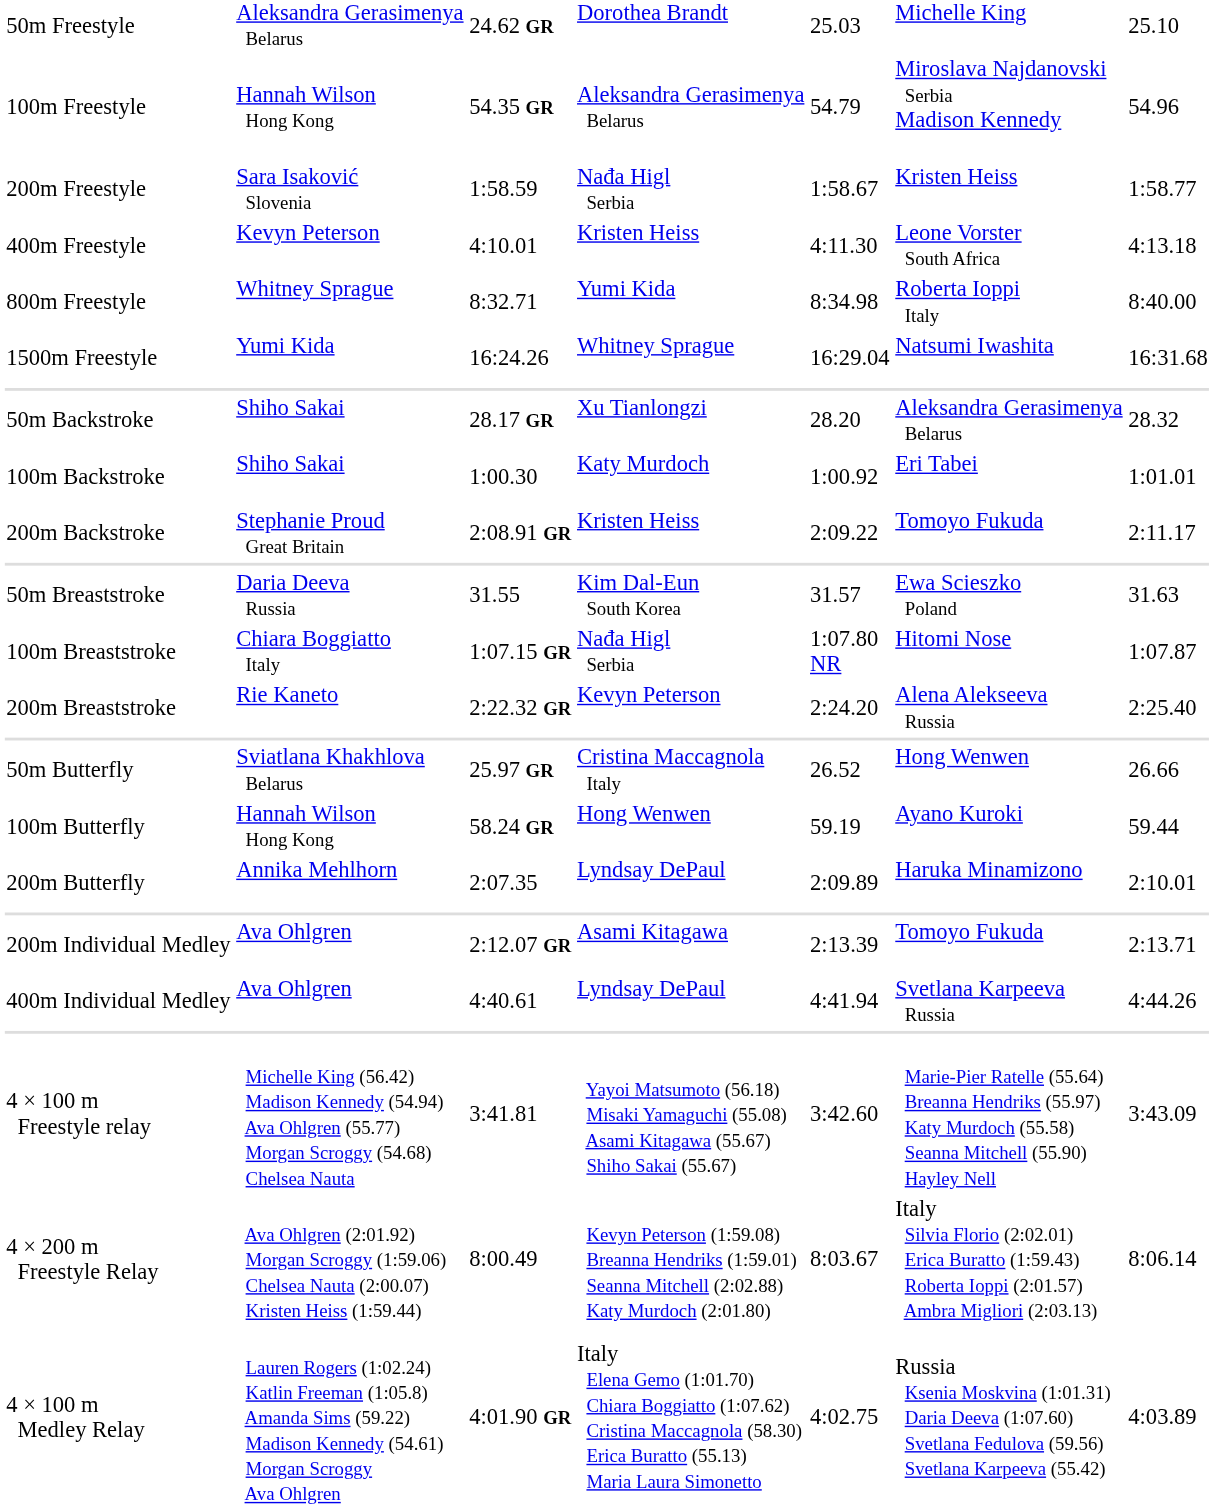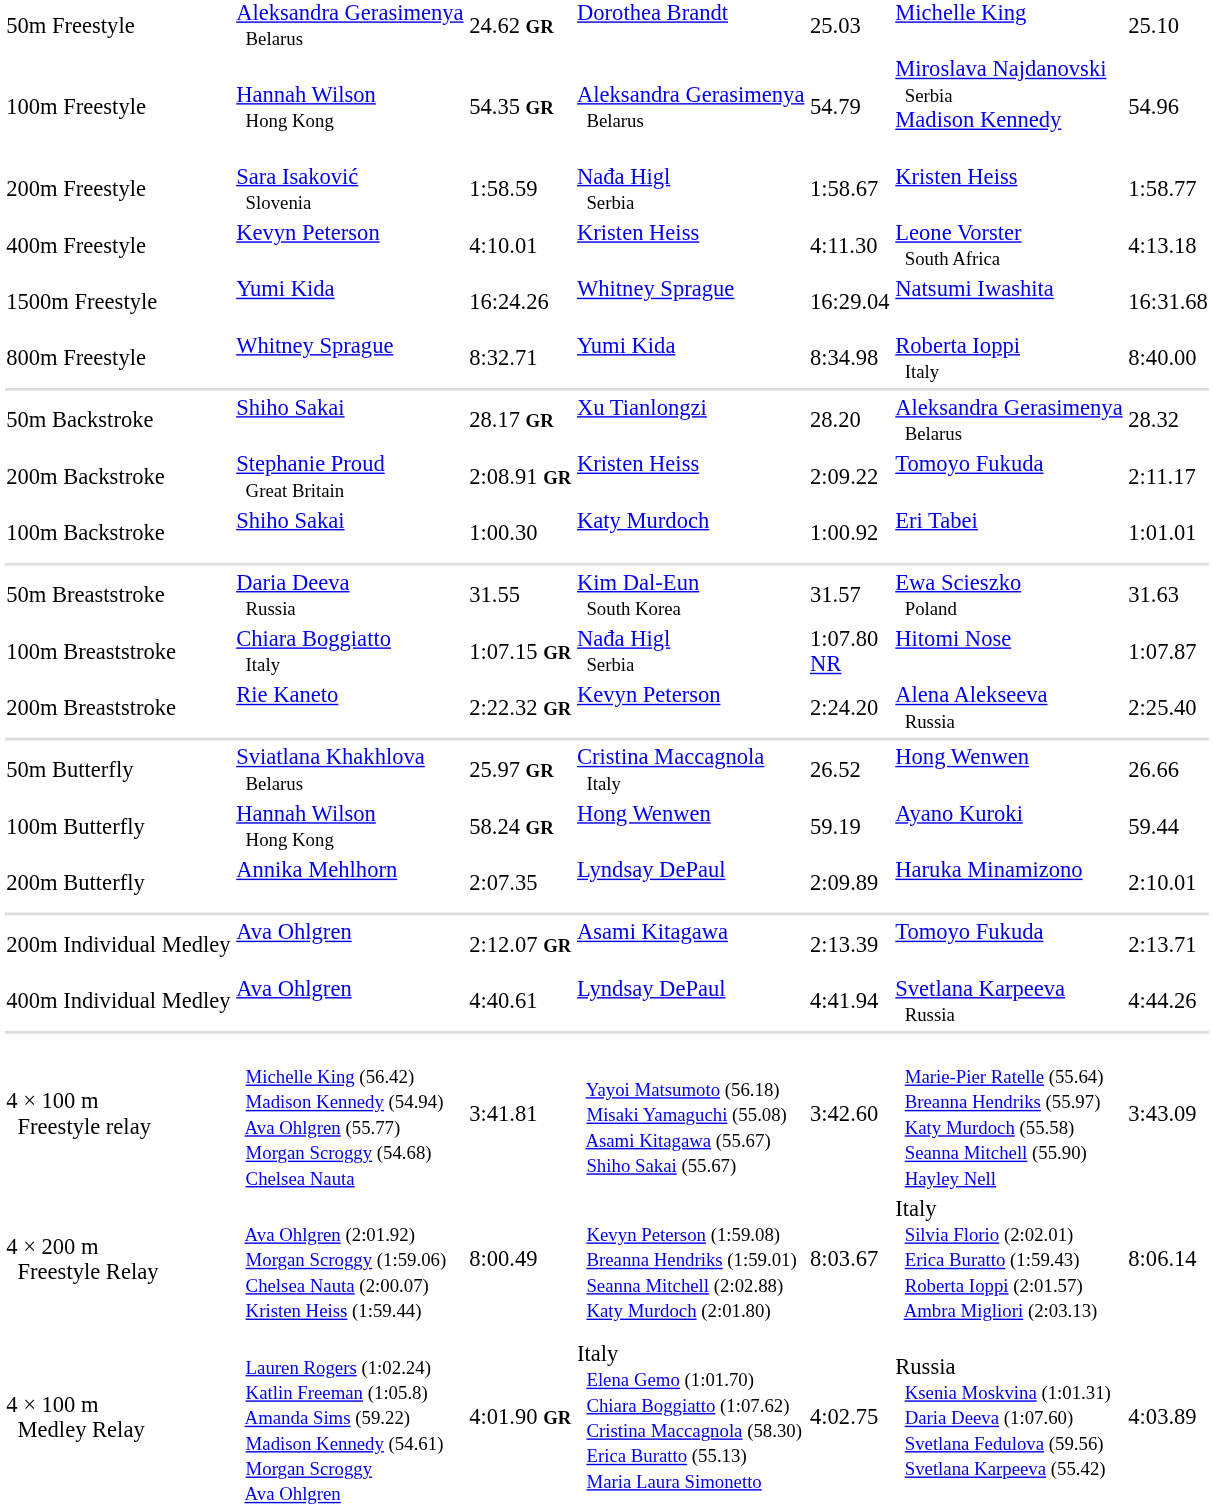rows swapped: (76, 301) <-> (82, 358)
rows swapped: (85, 476) <-> (85, 533)
